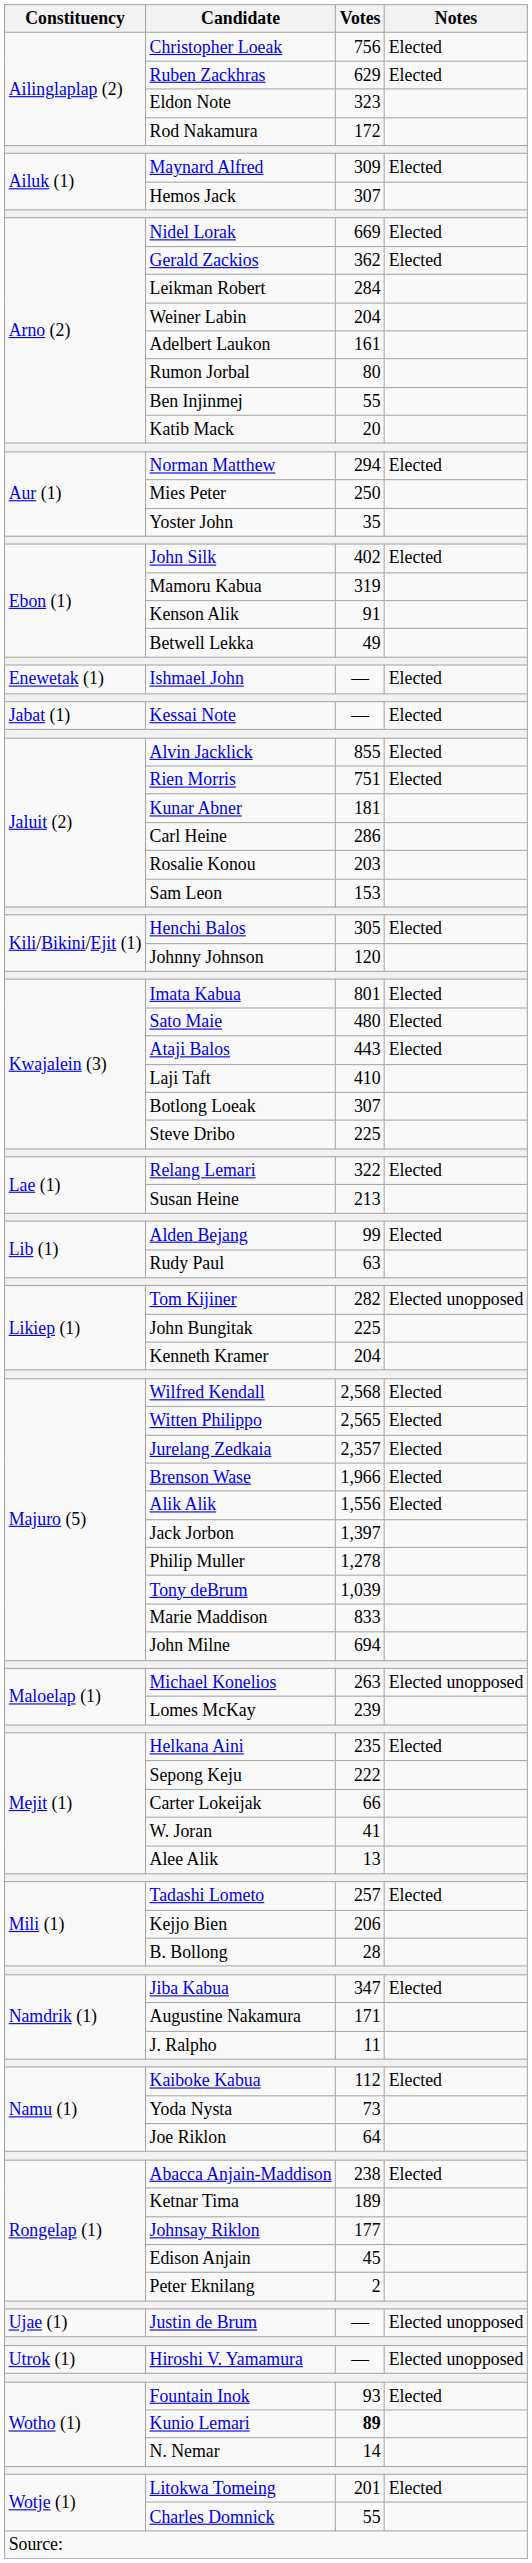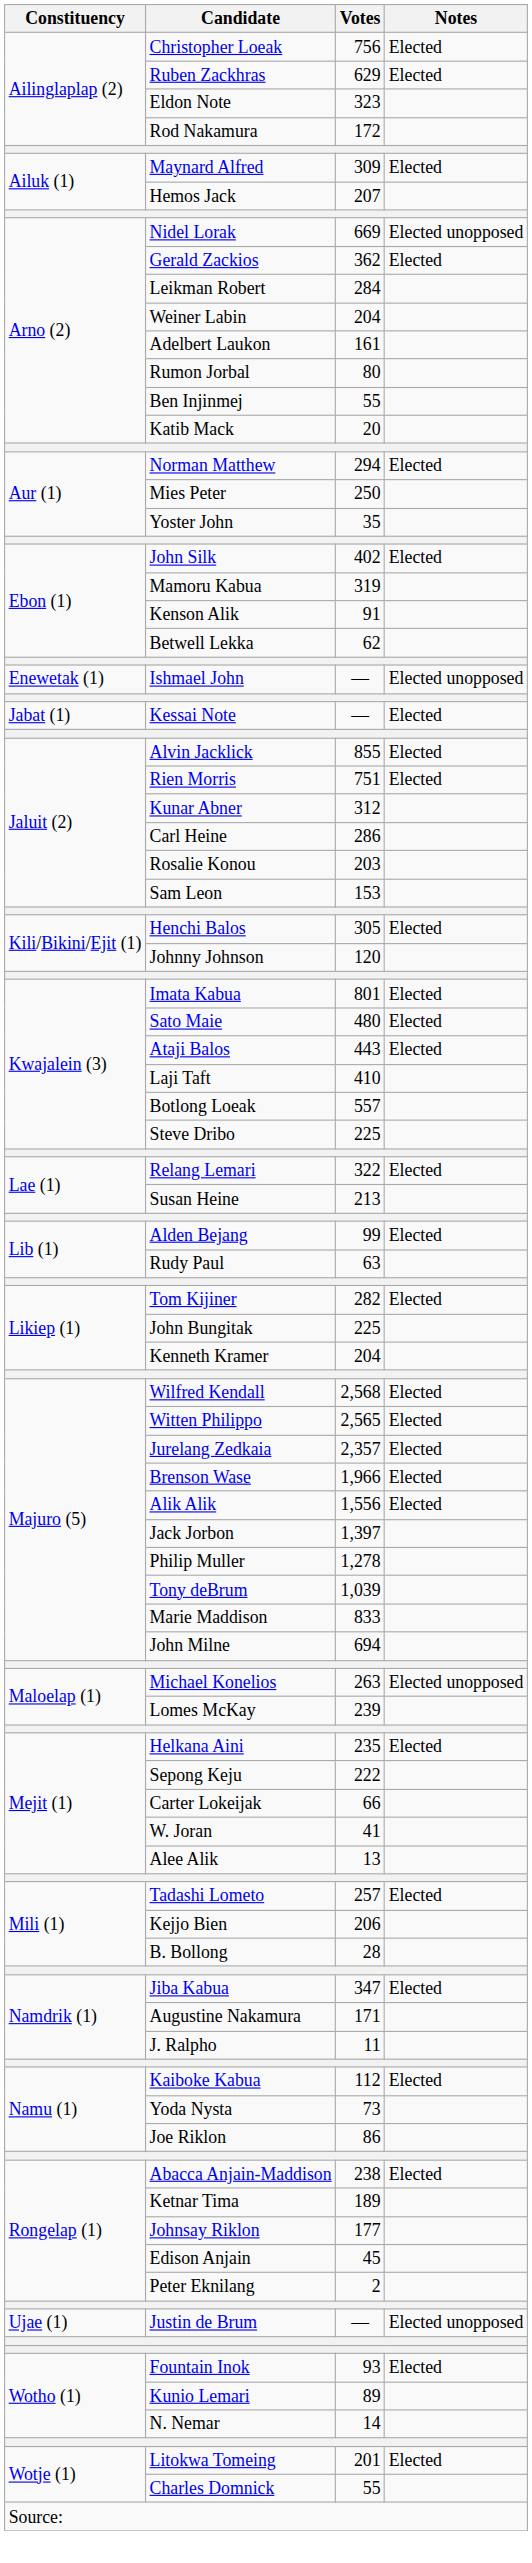(367, 195) 307 -> (367, 195) 207
(415, 232) Elected -> (456, 232) Elected unopposed
(372, 642) 49 -> (372, 642) 62
(415, 679) Elected -> (456, 679) Elected unopposed
(367, 808) 181 -> (367, 808) 312
(367, 1106) 307 -> (367, 1106) 557
(456, 1299) Elected unopposed -> (415, 1299) Elected
(372, 2137) 64 -> (372, 2137) 86
- row: (226, 2359)
(372, 2423) bold -> (372, 2395) normal
